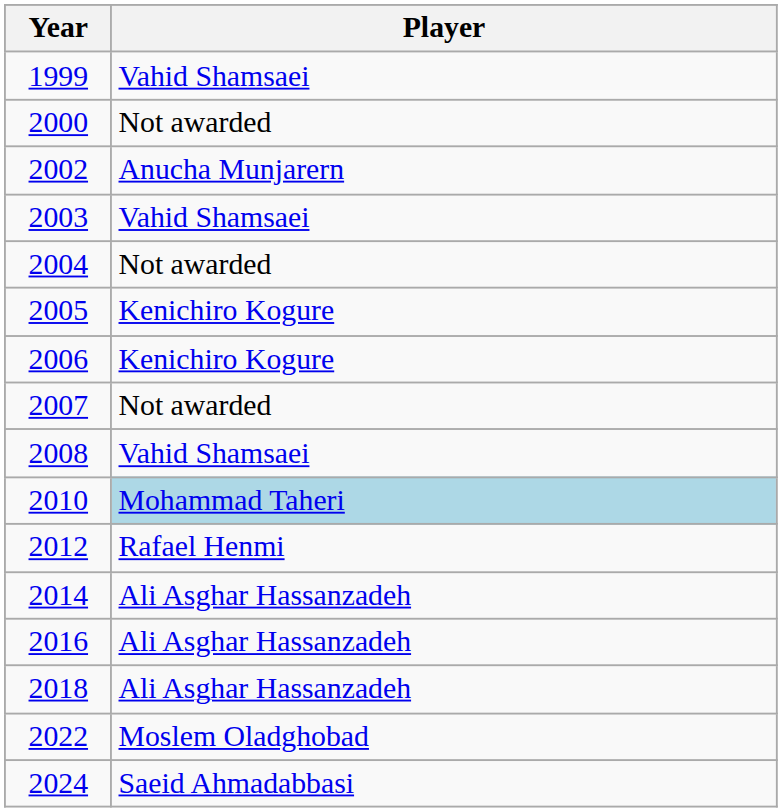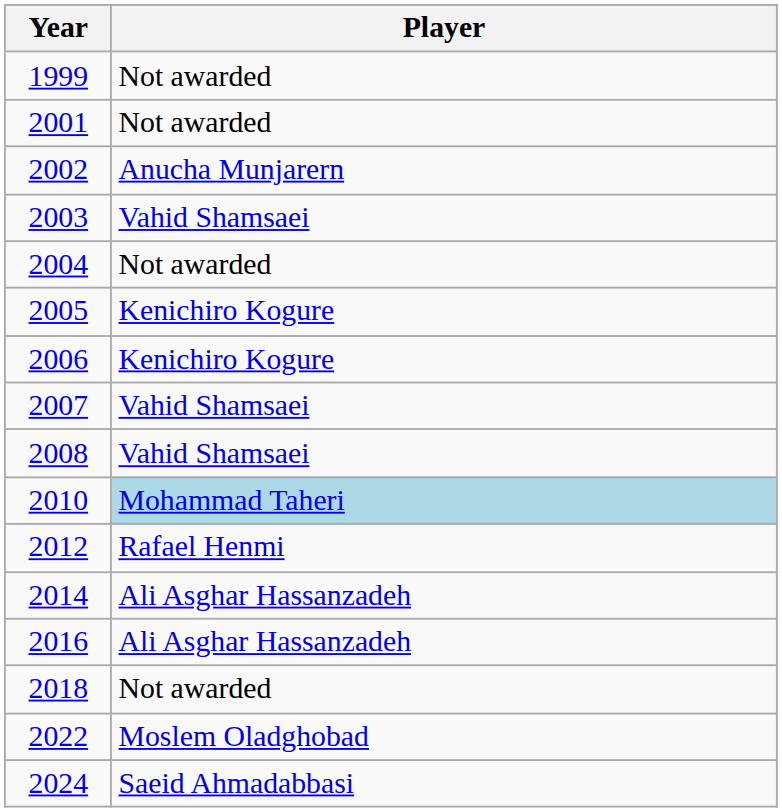(214, 75) Vahid Shamsaei -> (195, 75) Not awarded
- row: (58, 122)
+ row: (58, 122)
(195, 405) Not awarded -> (214, 405) Vahid Shamsaei
(265, 688) Ali Asghar Hassanzadeh -> (195, 688) Not awarded
